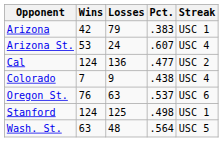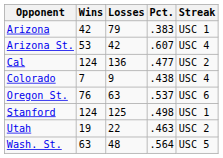(114, 46) 24 -> (114, 46) 42
+ row: (19, 128)
